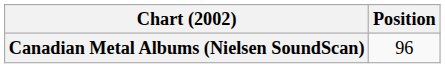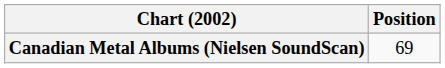(404, 47) 96 -> (404, 47) 69
